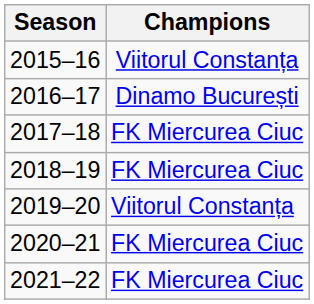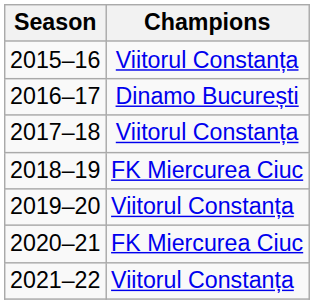(207, 133) FK Miercurea Ciuc -> (207, 133) Viitorul Constanța
(207, 280) FK Miercurea Ciuc -> (202, 280) Viitorul Constanța
